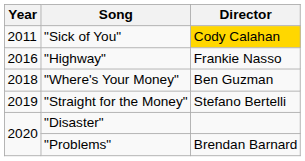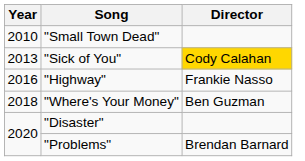+ row: (102, 36)
(22, 36) 2011 -> (23, 58) 2013
- row: (116, 101)
